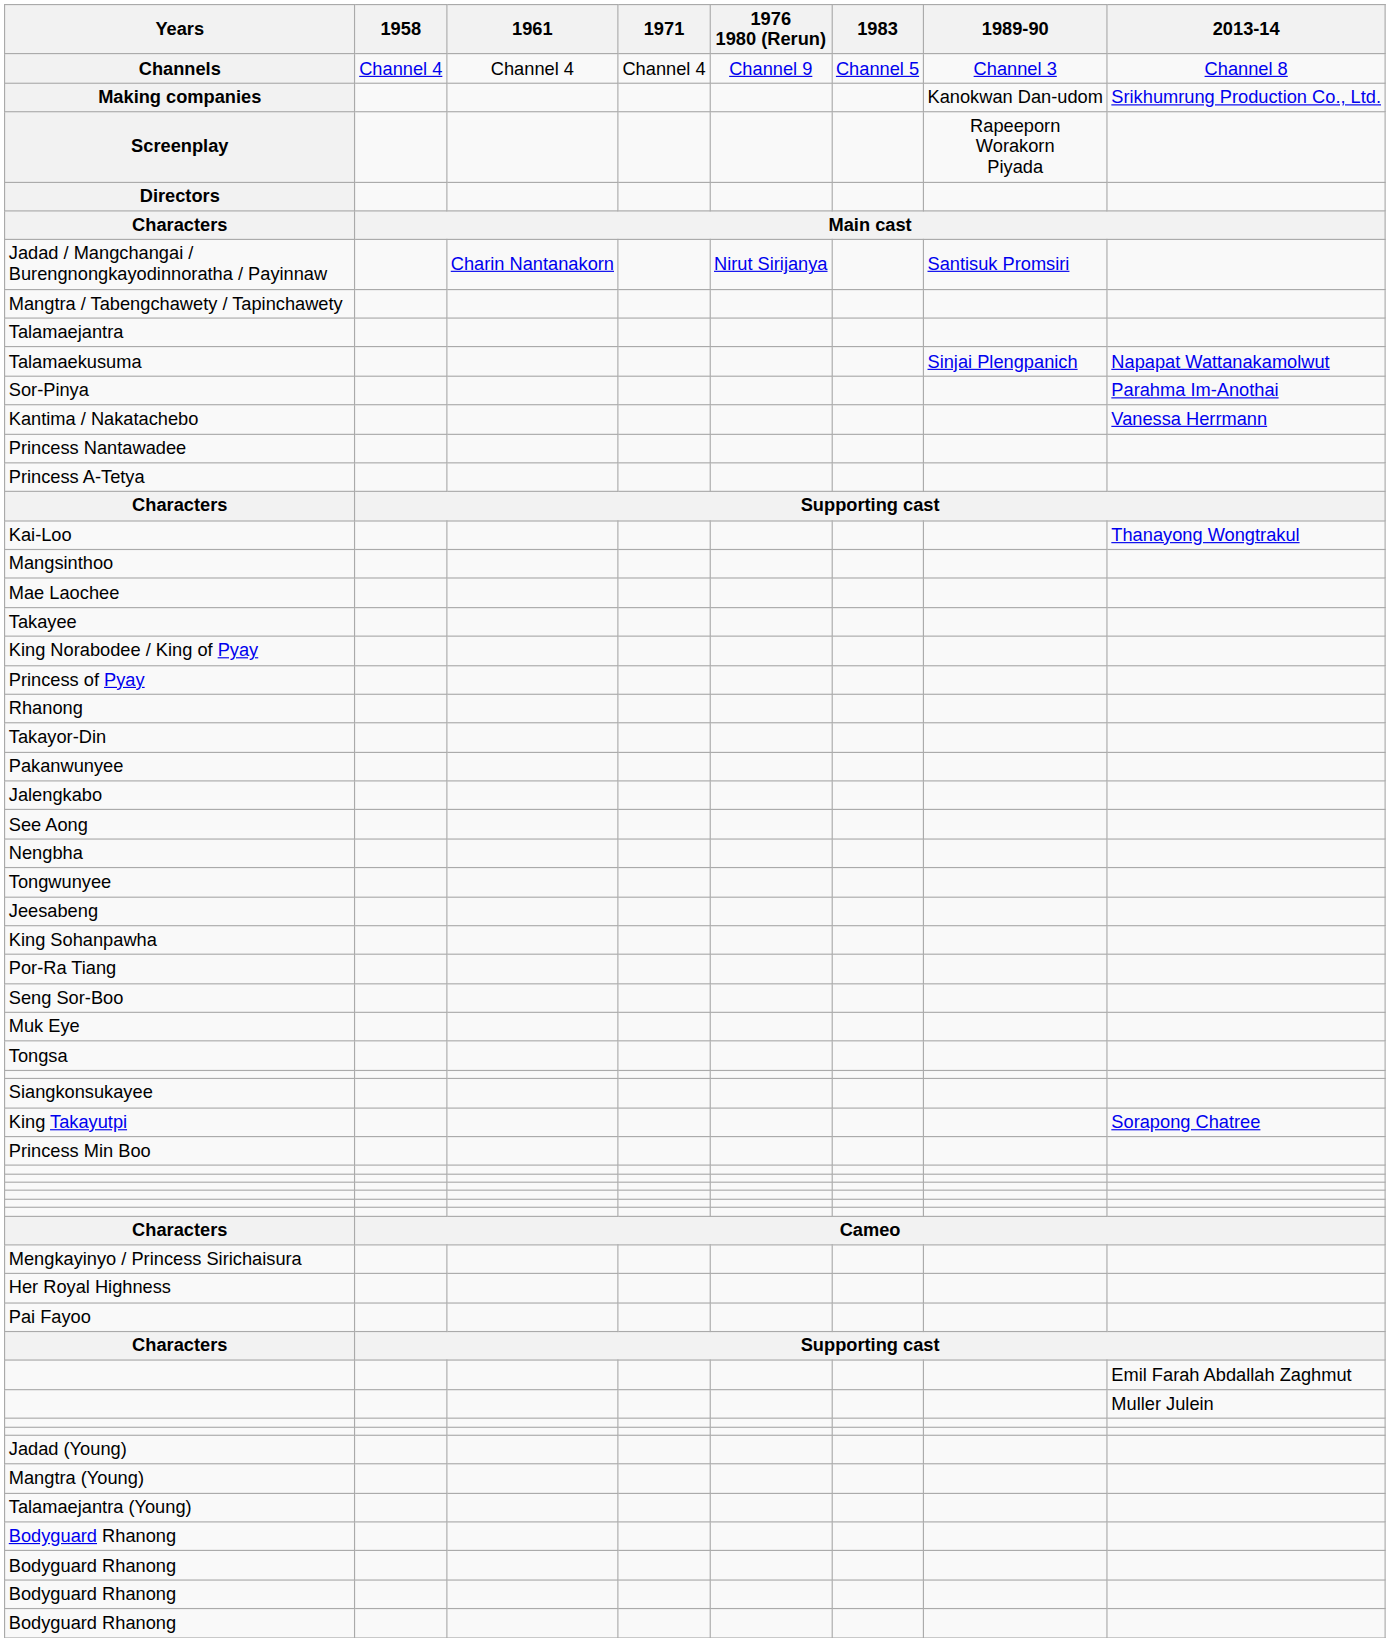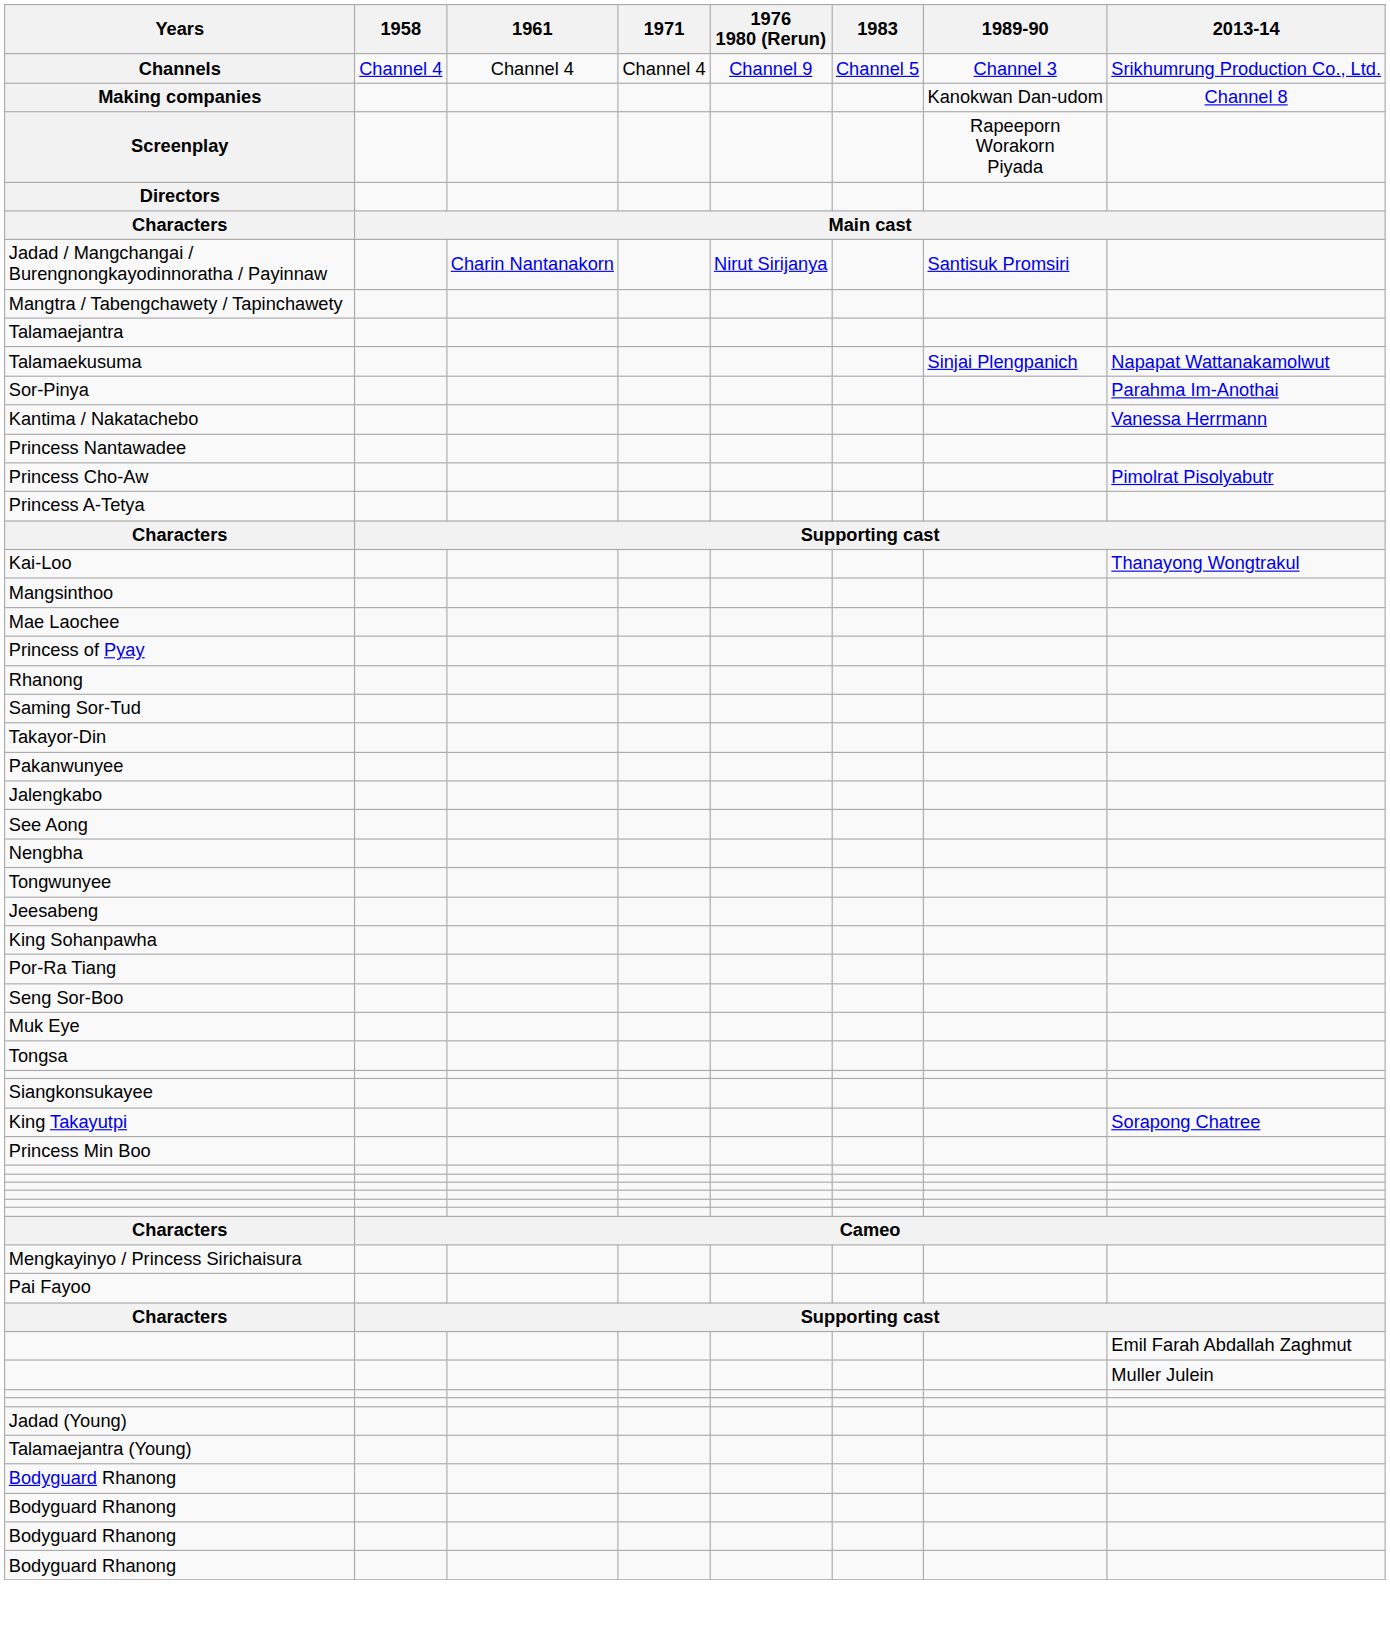(1246, 68) Channel 8 -> (1246, 68) Srikhumrung Production Co., Ltd.
(1246, 97) Srikhumrung Production Co., Ltd. -> (1246, 97) Channel 8
+ row: (79, 477)
- row: (43, 621)
- row: (133, 650)
+ row: (75, 708)
- row: (90, 1288)
- row: (76, 1478)
